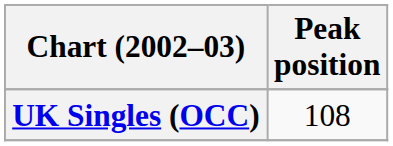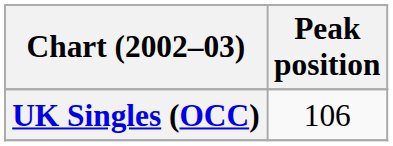(327, 114) 108 -> (327, 114) 106
